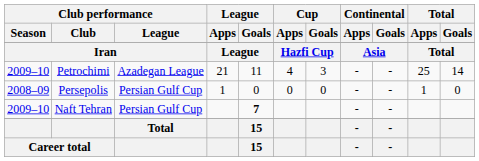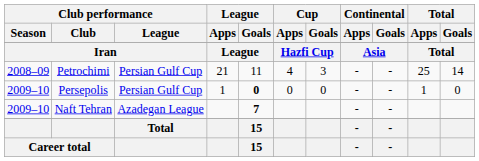(28, 71) 2009–10 -> (28, 71) 2008–09
(161, 71) Azadegan League -> (161, 71) Persian Gulf Cup
(28, 90) 2008–09 -> (28, 90) 2009–10
(256, 90) normal -> (256, 90) bold
(161, 109) Persian Gulf Cup -> (161, 109) Azadegan League
